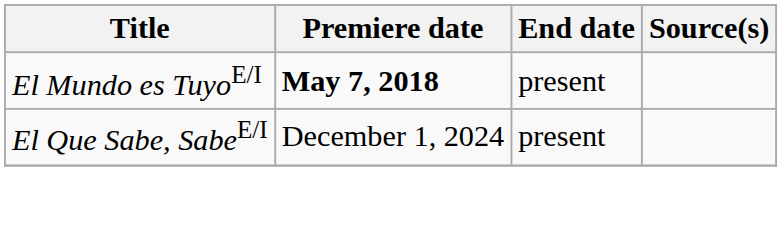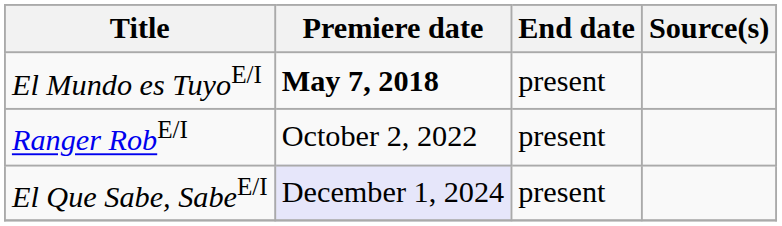+ row: (100, 136)
(393, 136) no background -> (393, 192) lavender background
